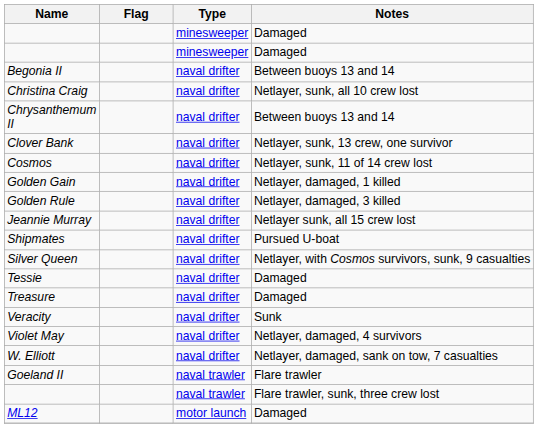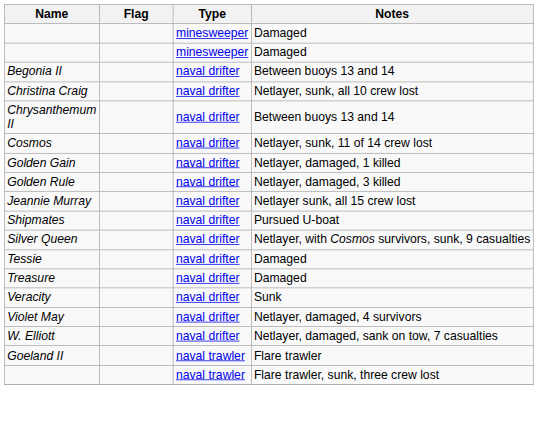- row: (40, 143)
- row: (22, 413)
